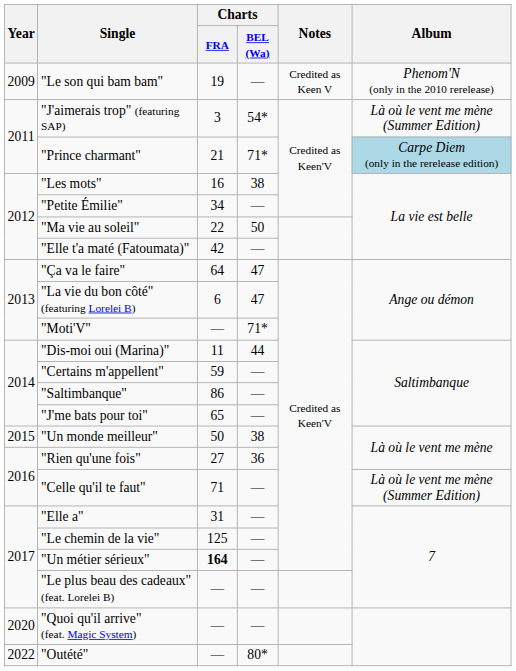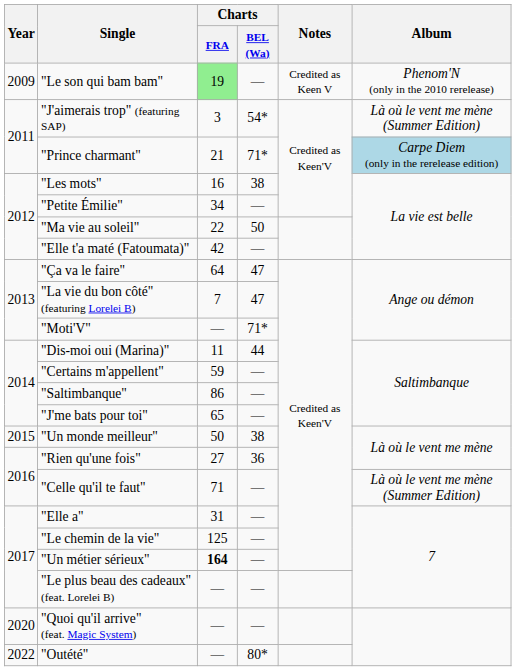(217, 81) no background -> (217, 81) lightgreen background
(217, 299) 6 -> (217, 299) 7
